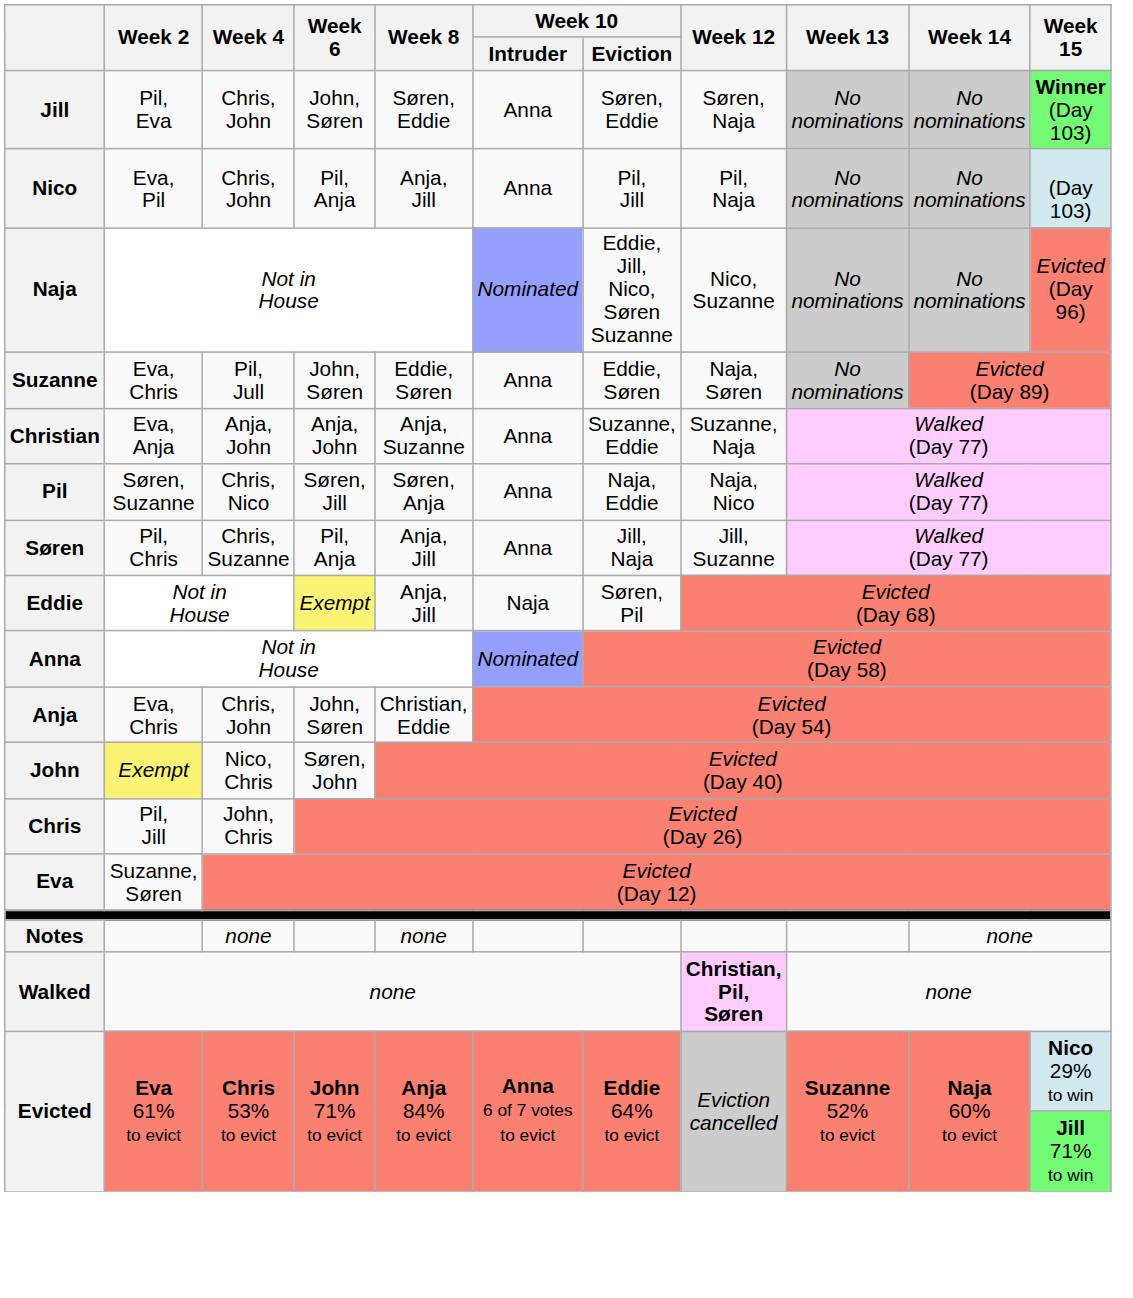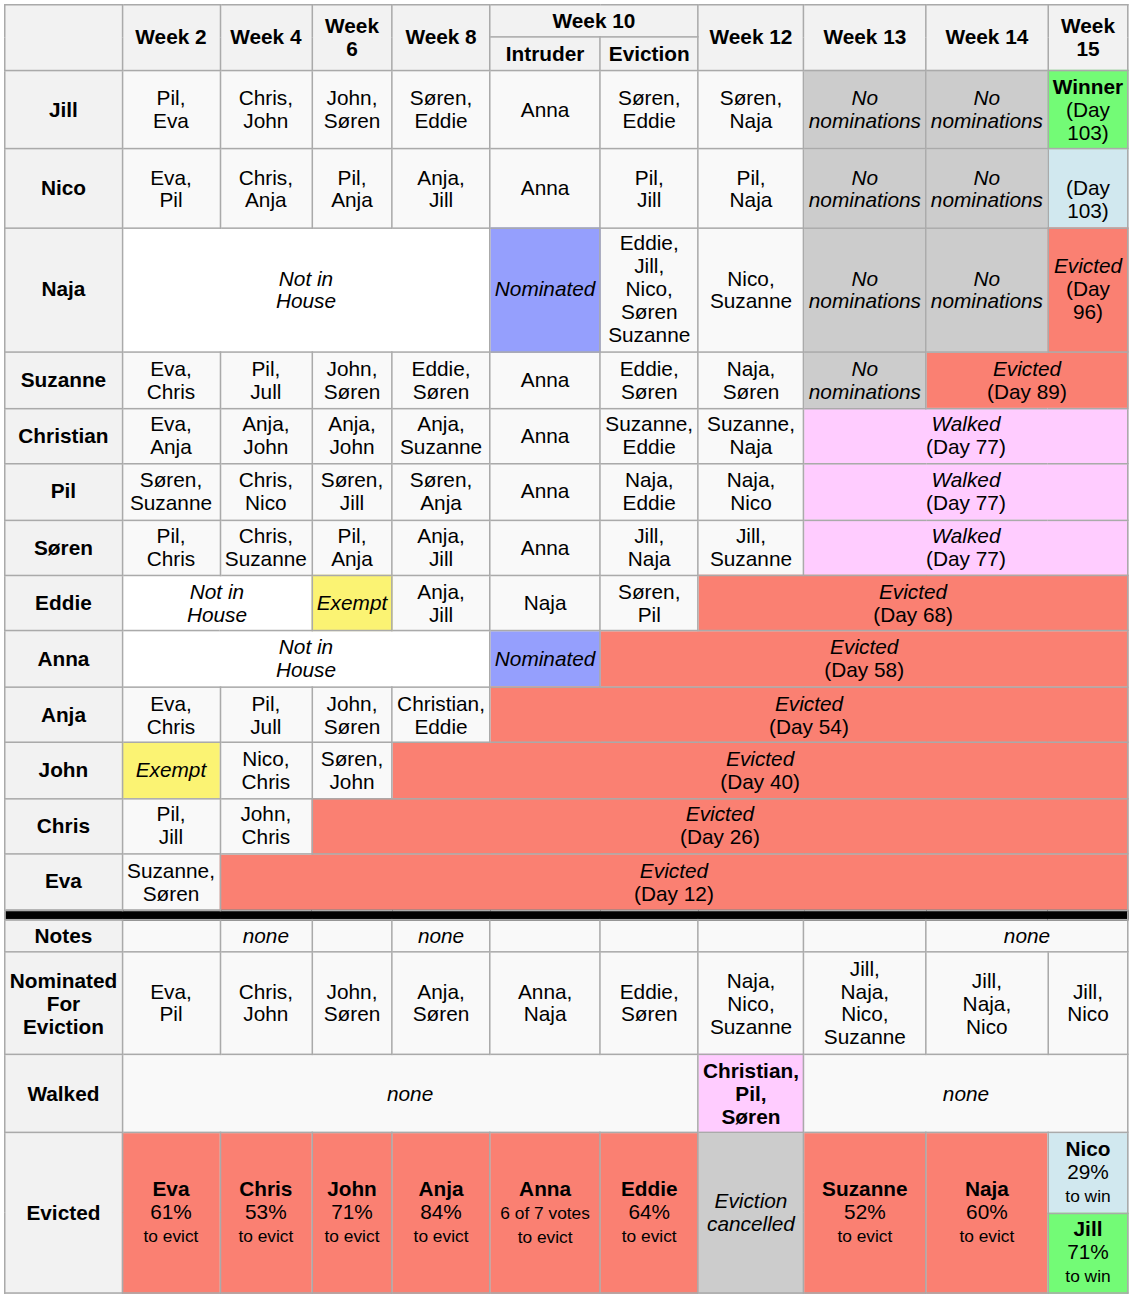(248, 188) Chris, John -> (266, 188) Chris, Anja
(248, 714) Chris, John -> (266, 714) Pil, Jull
+ row: (63, 1003)
